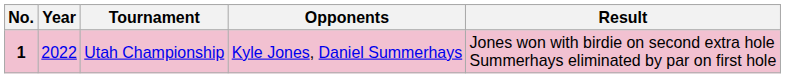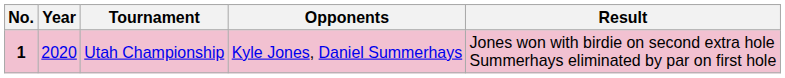(59, 52) 2022 -> (59, 52) 2020
